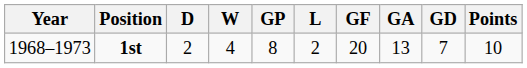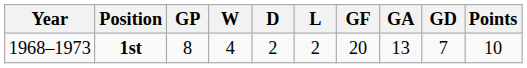columns swapped: (273, 18) <-> (188, 18)
